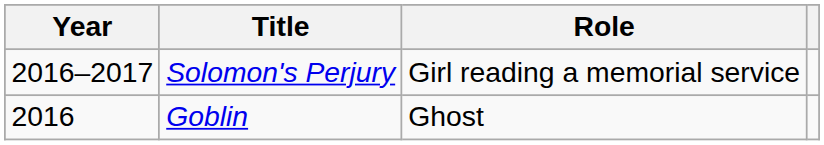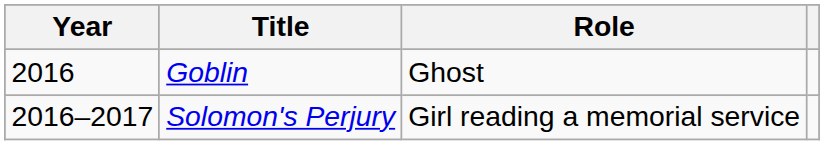rows swapped: (207, 116) <-> (281, 71)
